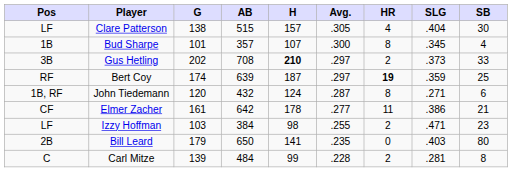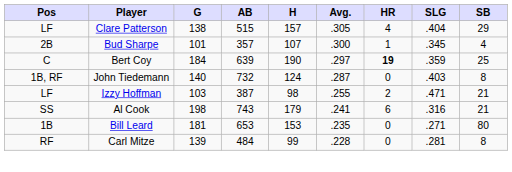(483, 28) 30 -> (483, 28) 29
(47, 45) 1B -> (47, 45) 2B
(388, 45) 8 -> (388, 45) 1
- row: (131, 61)
(47, 77) RF -> (47, 61) C
(197, 77) 174 -> (197, 61) 184
(293, 77) 187 -> (293, 61) 190
(197, 93) 120 -> (197, 77) 140
(245, 93) 432 -> (245, 77) 732
(388, 93) 8 -> (388, 77) 0
(436, 93) .271 -> (436, 77) .403
(483, 93) 6 -> (483, 77) 8
- row: (131, 110)
(245, 126) 384 -> (245, 93) 387
(483, 126) 23 -> (483, 93) 21
+ row: (131, 110)
(47, 142) 2B -> (47, 126) 1B
(197, 142) 179 -> (197, 126) 181
(245, 142) 650 -> (245, 126) 653
(293, 142) 141 -> (293, 126) 153
(436, 142) .403 -> (436, 126) .271
(47, 158) C -> (47, 142) RF
(388, 158) 2 -> (388, 142) 0
